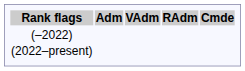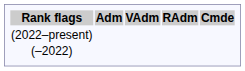rows swapped: (52, 34) <-> (52, 51)
